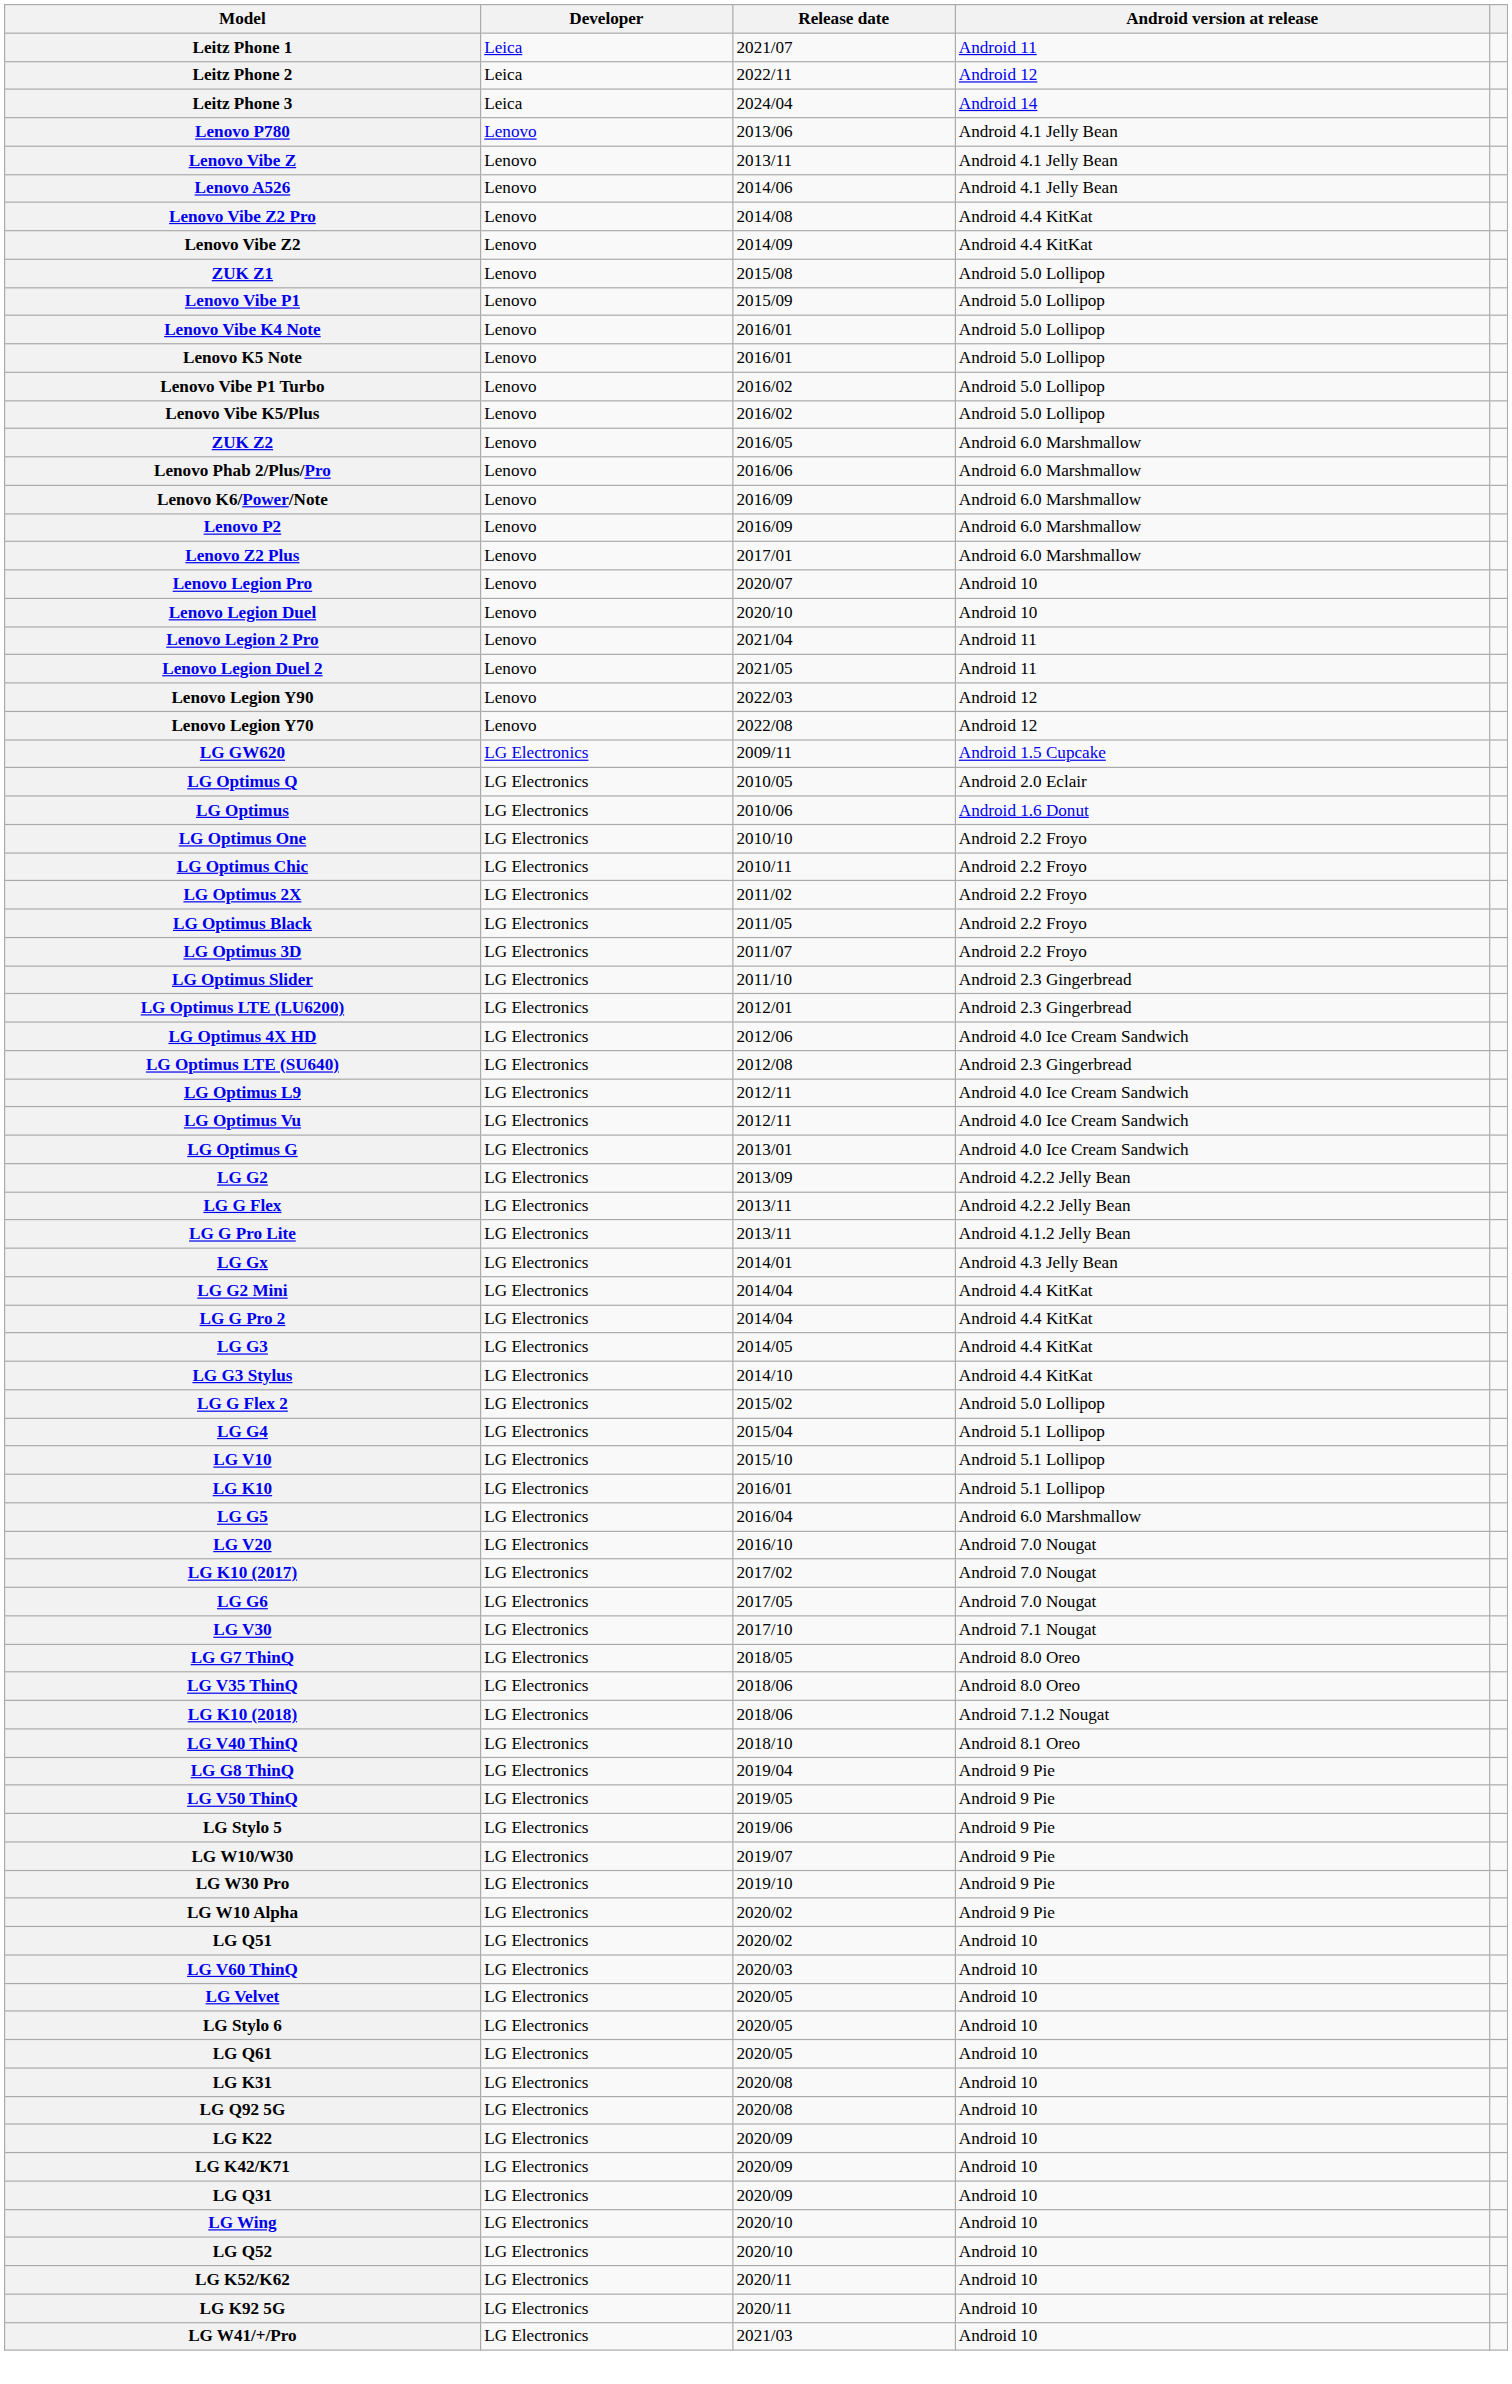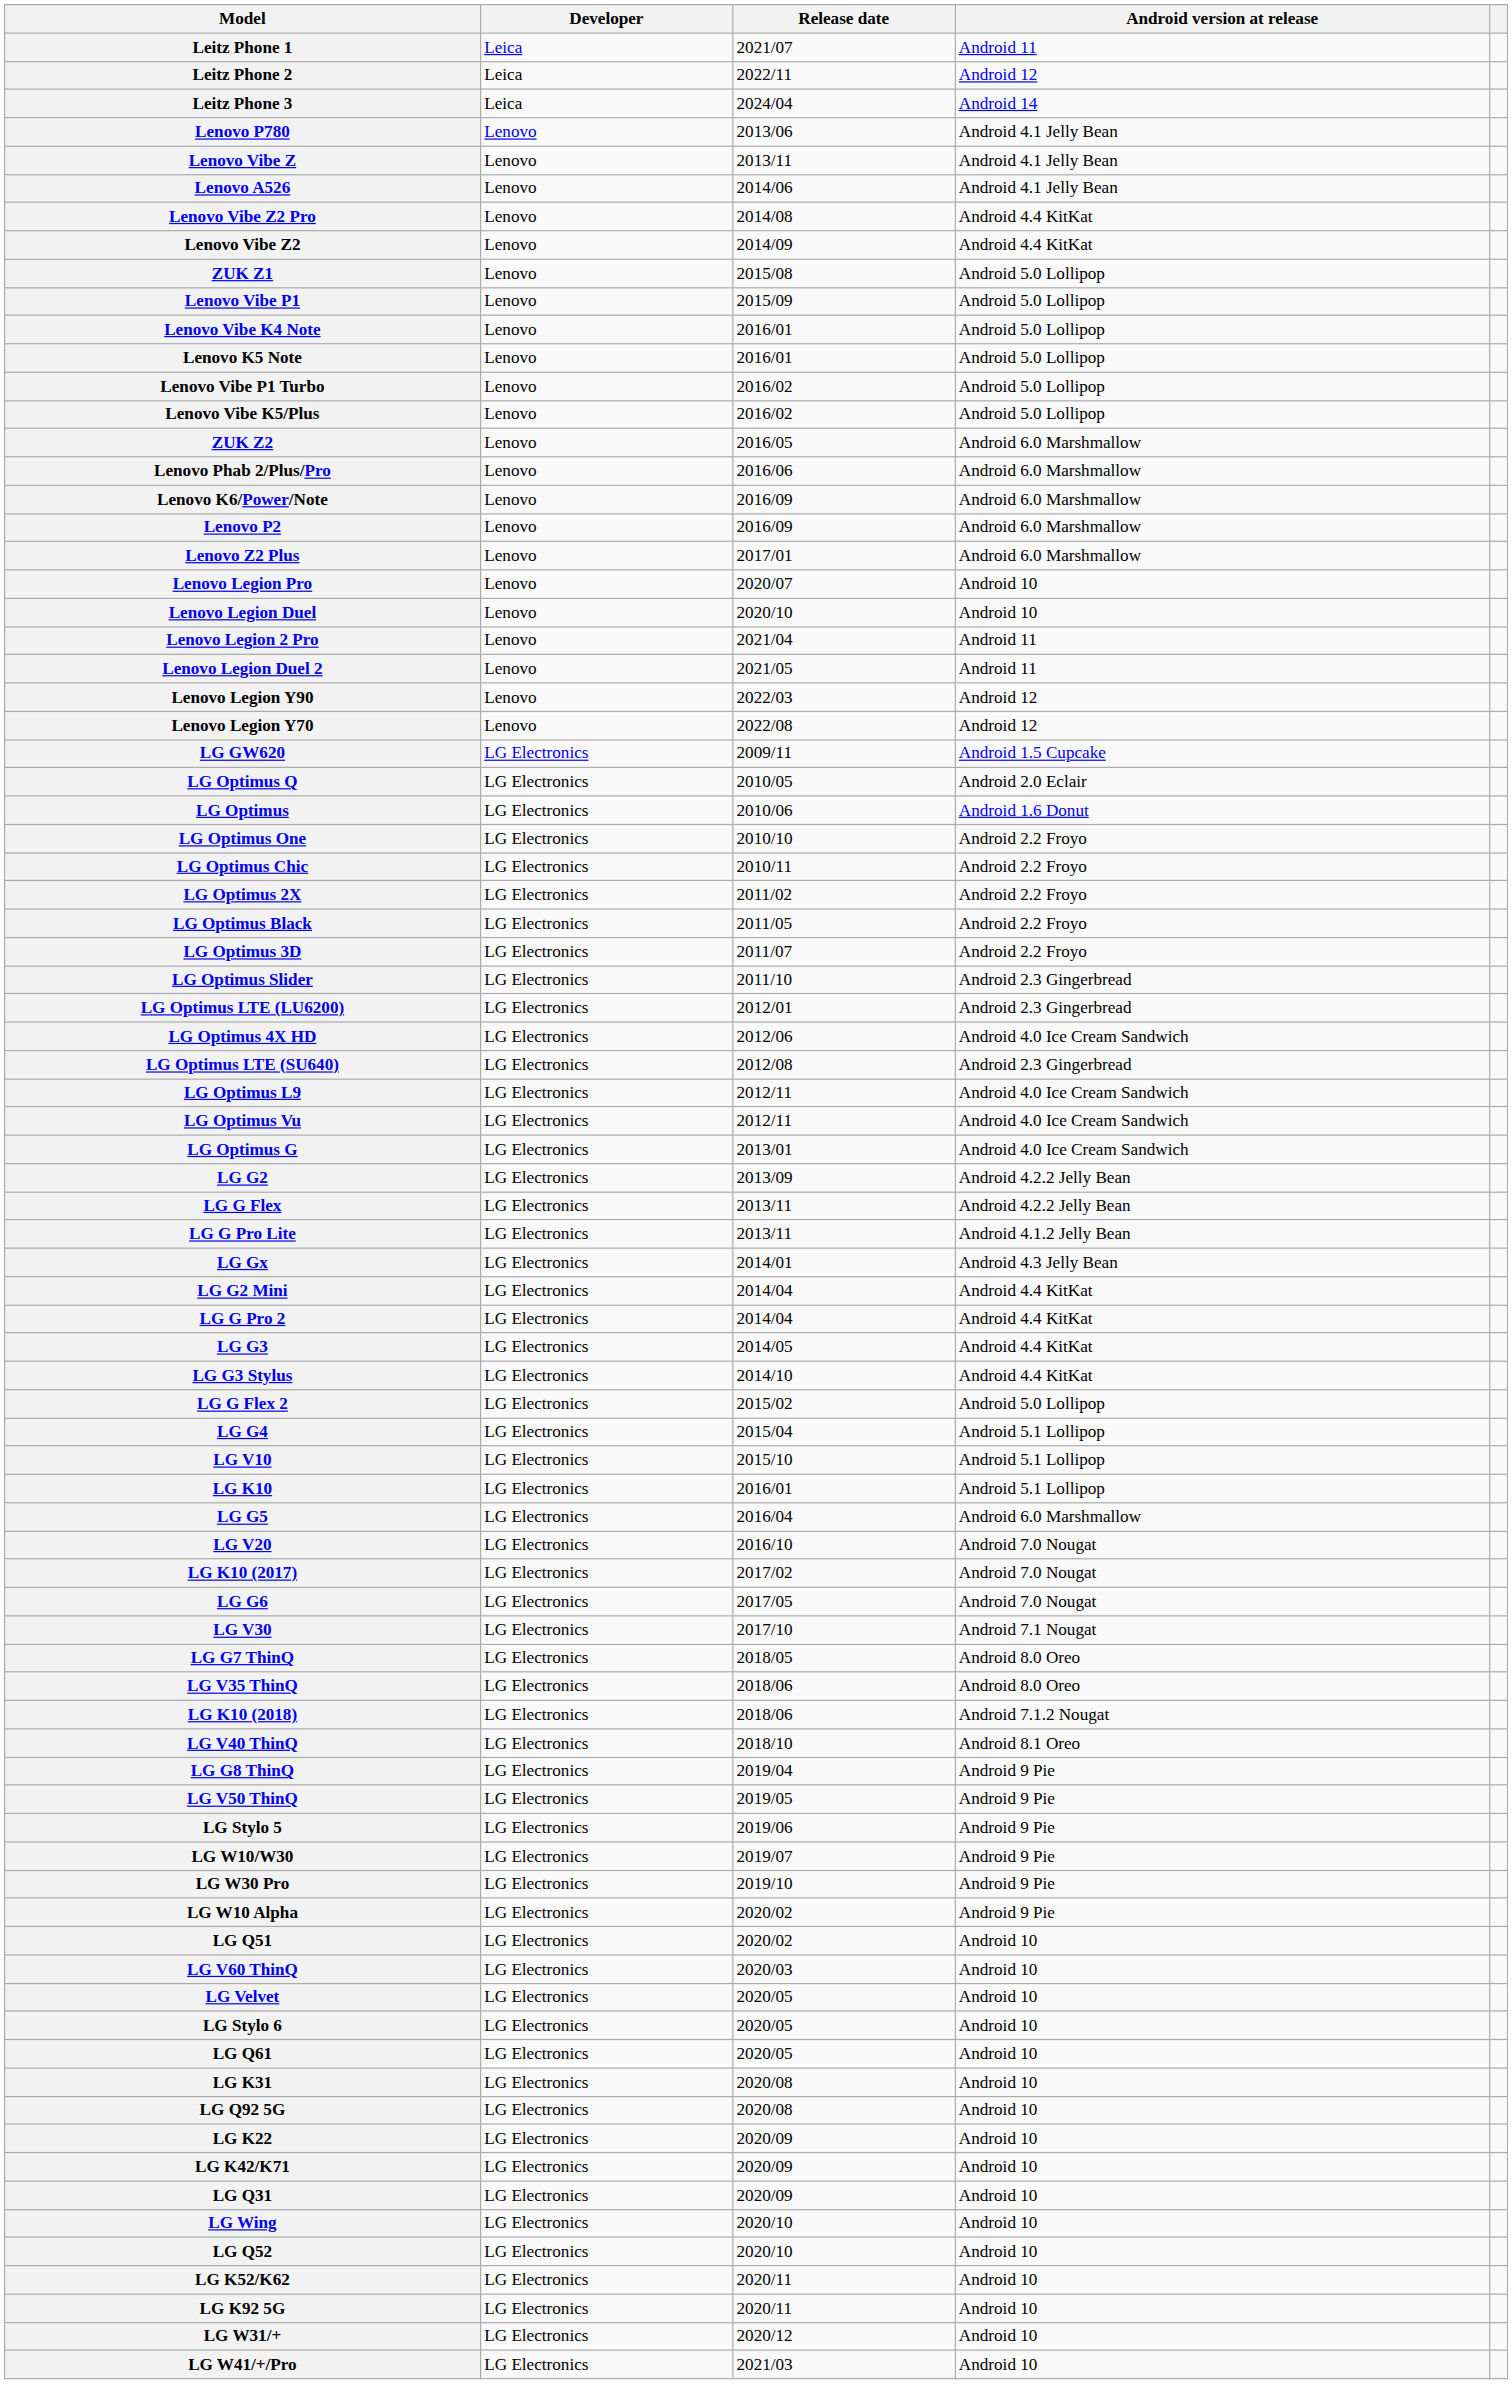+ row: (242, 2336)
